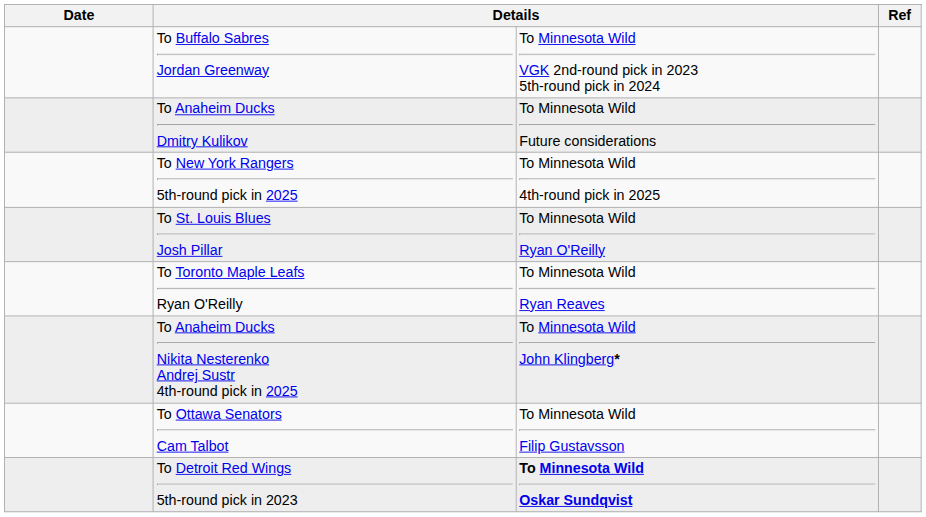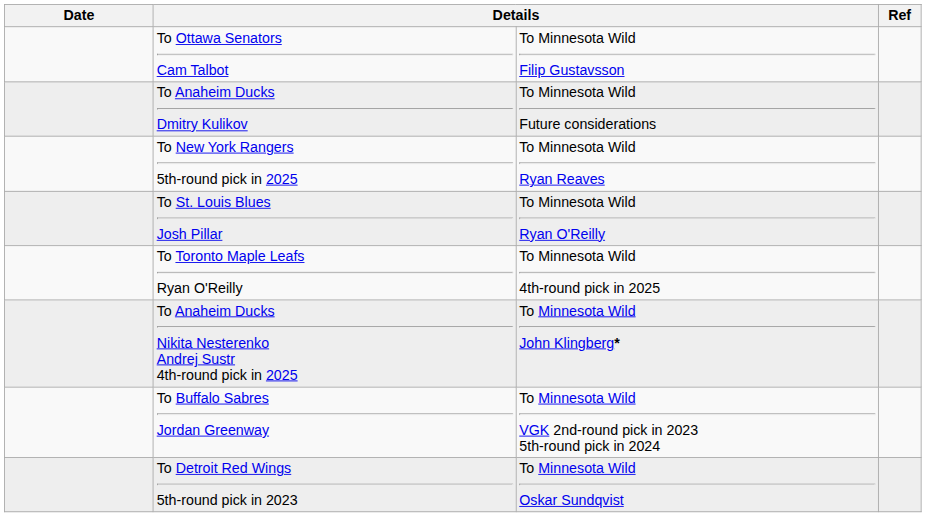rows swapped: (335, 430) <-> (335, 54)
(697, 179) To Minnesota Wild 4th-round pick in 2025 -> (697, 163) To Minnesota Wild Ryan Reaves
(697, 288) To Minnesota Wild Ryan Reaves -> (697, 272) To Minnesota Wild 4th-round pick in 2025
(697, 484) bold -> (697, 484) normal
